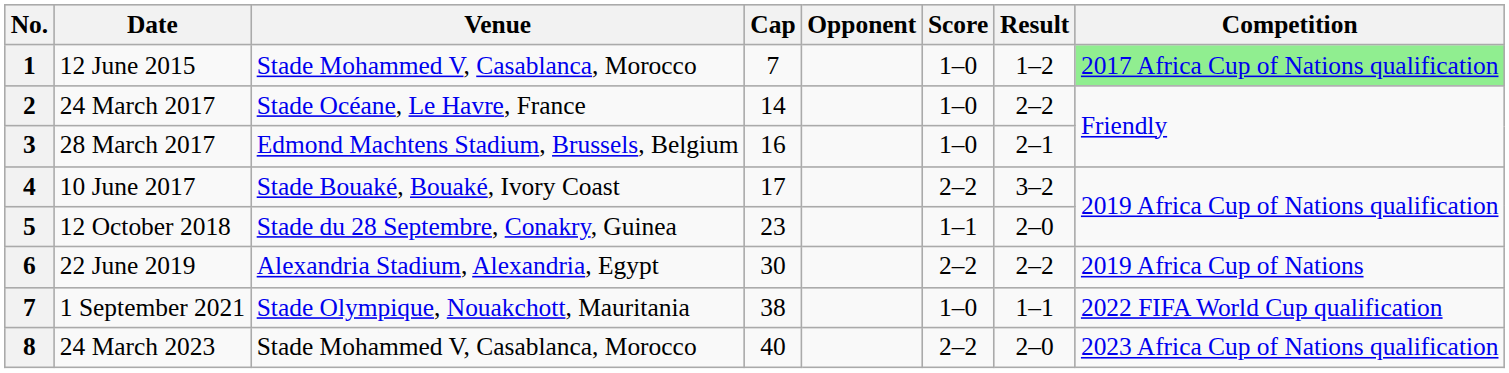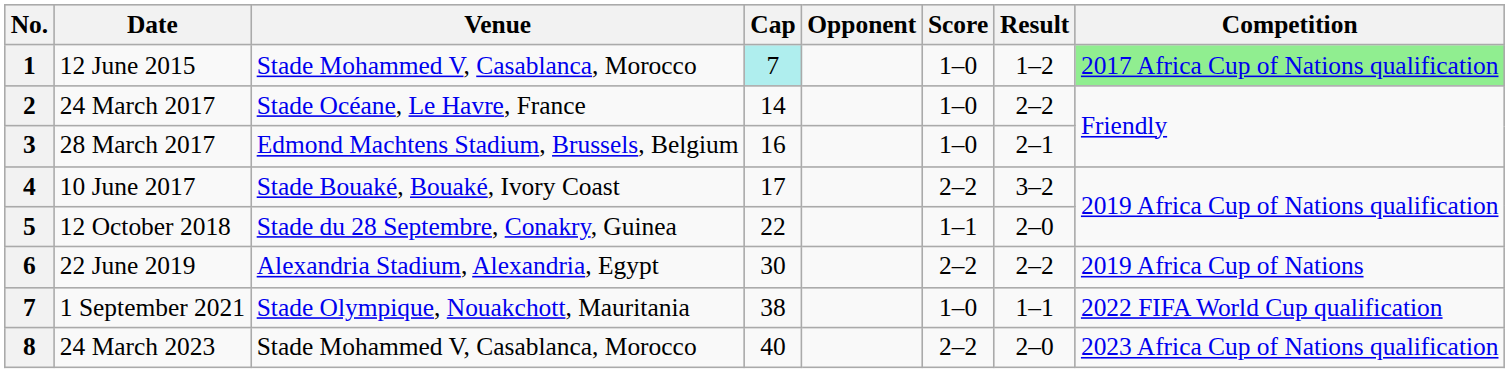(773, 65) no background -> (773, 65) paleturquoise background
(773, 226) 23 -> (773, 226) 22
